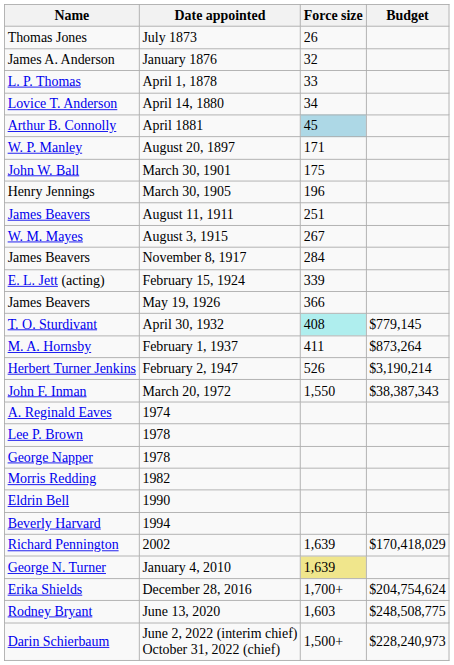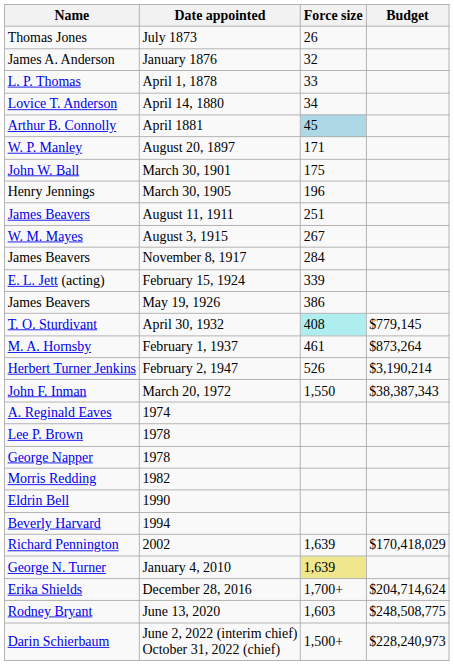(314, 302) 366 -> (314, 302) 386
(314, 346) 411 -> (314, 346) 461
(407, 589) $204,754,624 -> (407, 589) $204,714,624
